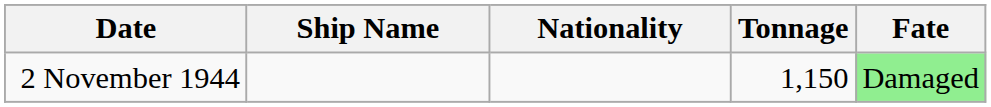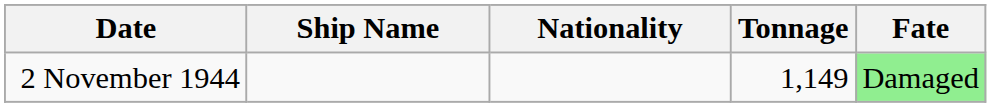(814, 76) 1,150 -> (814, 76) 1,149
